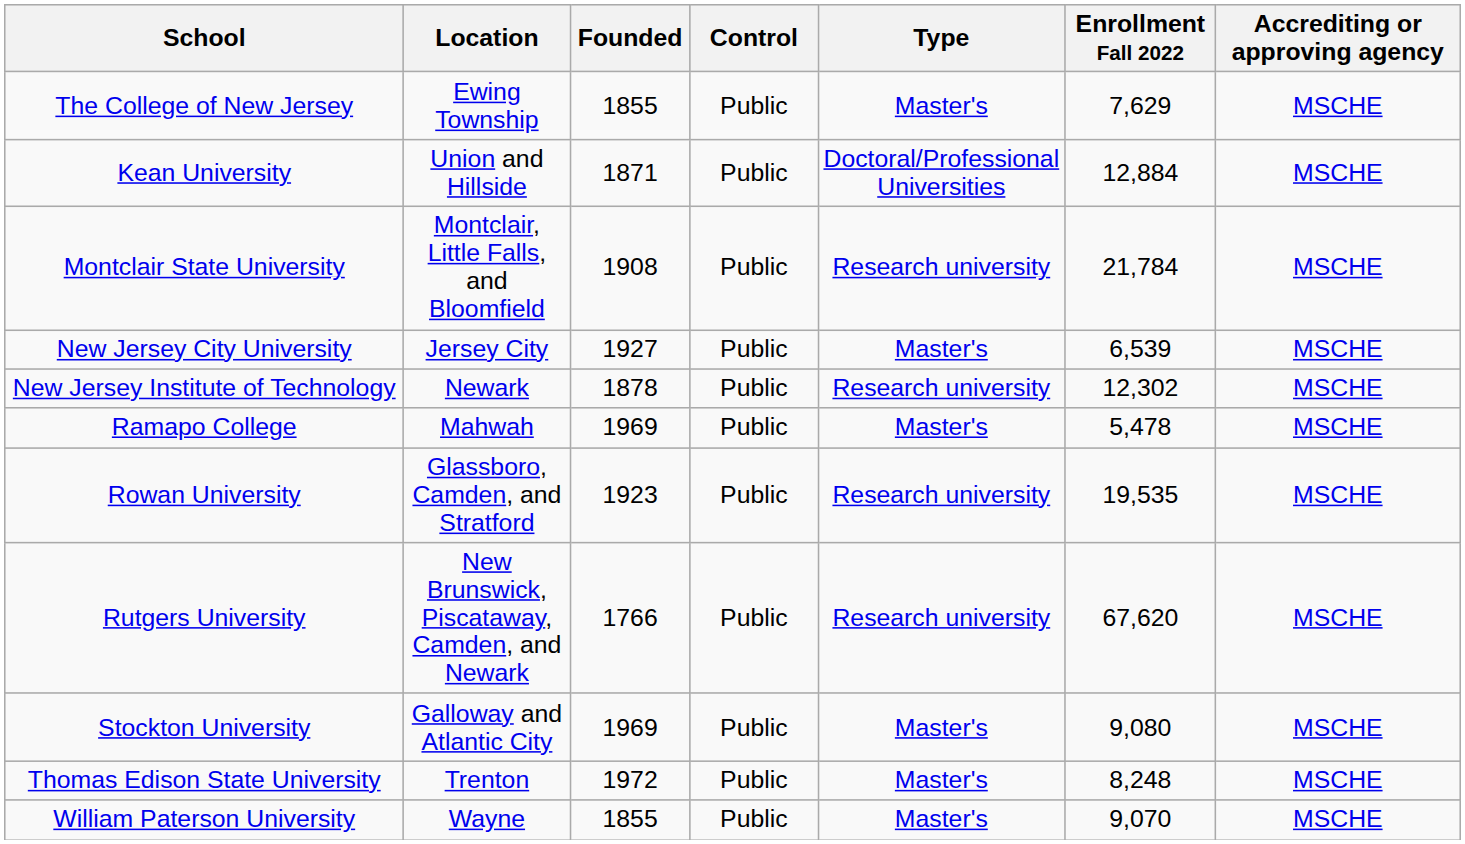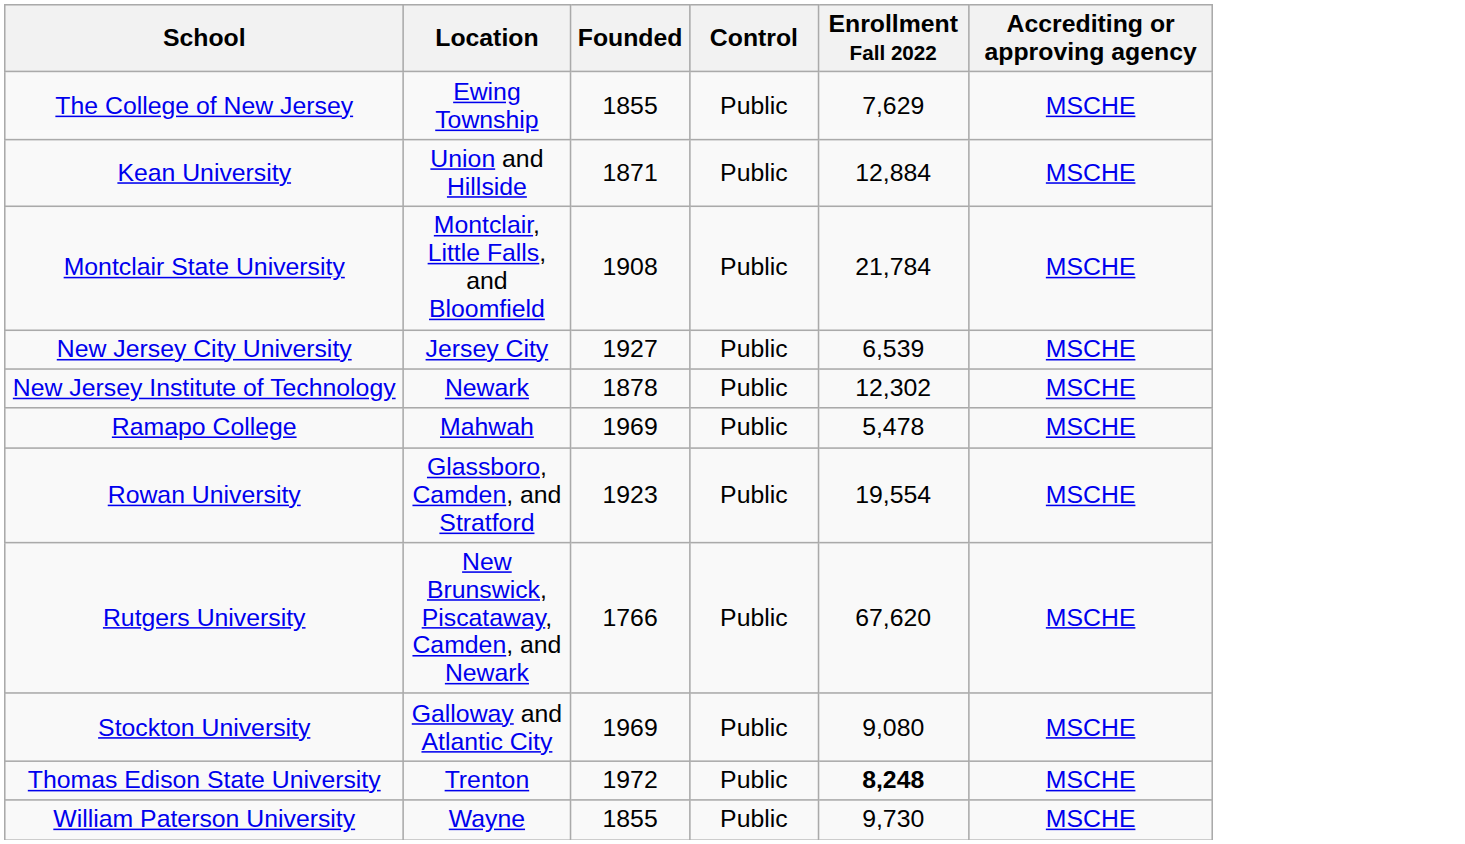- column: (941, 38)
(1140, 494) 19,535 -> (893, 494) 19,554
(1140, 780) normal -> (893, 780) bold
(1140, 819) 9,070 -> (893, 819) 9,730
